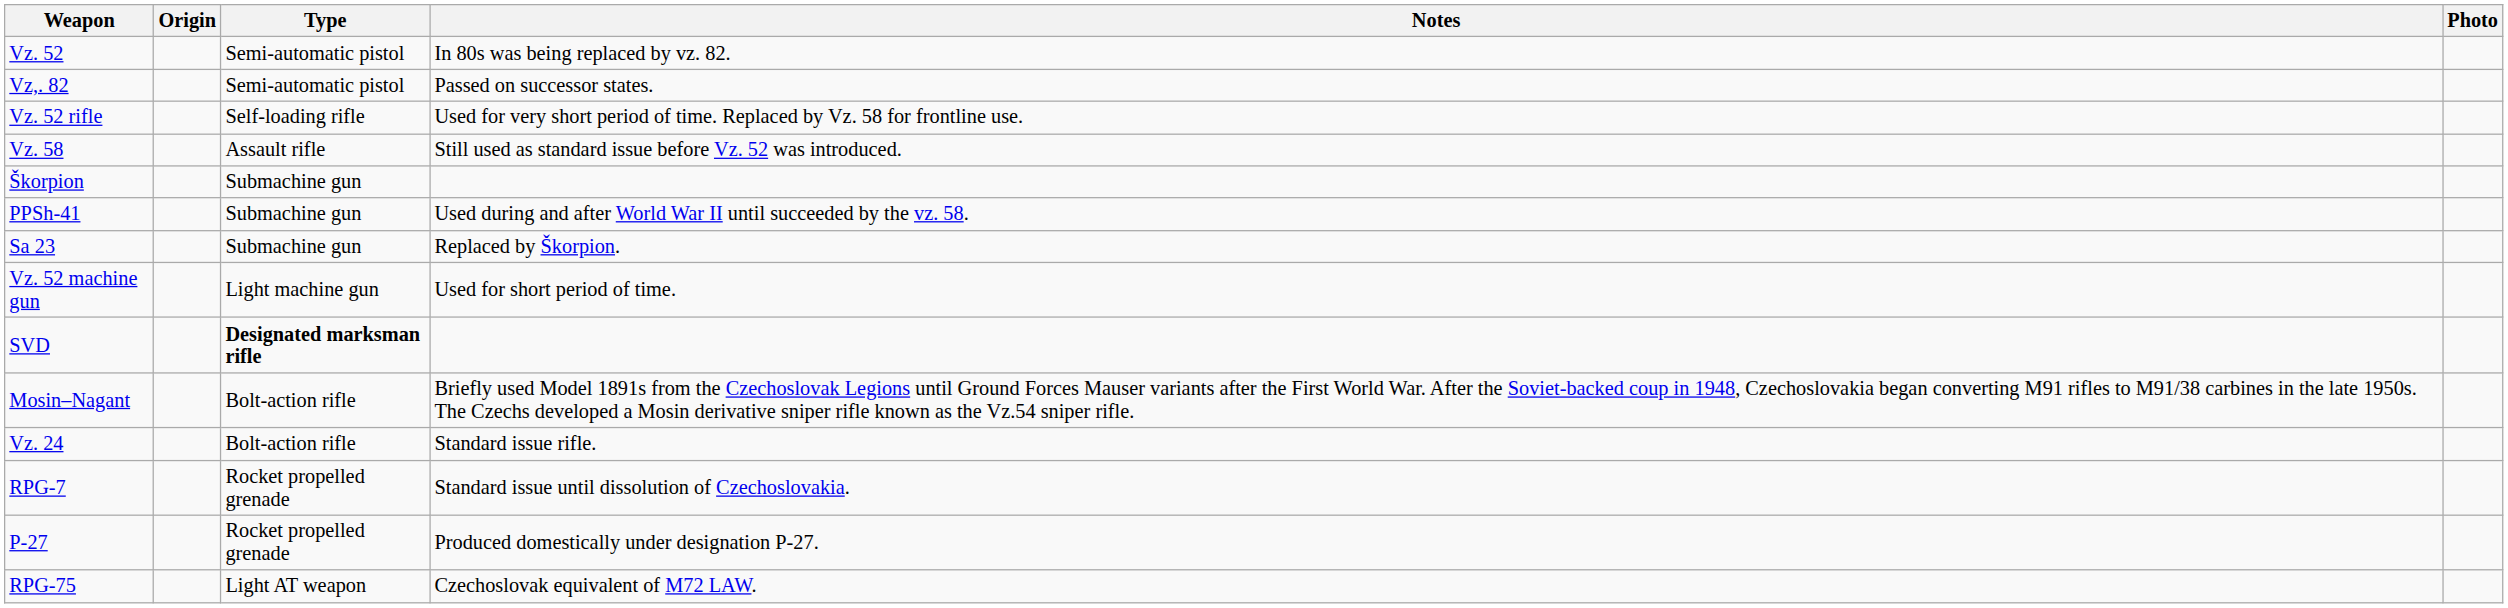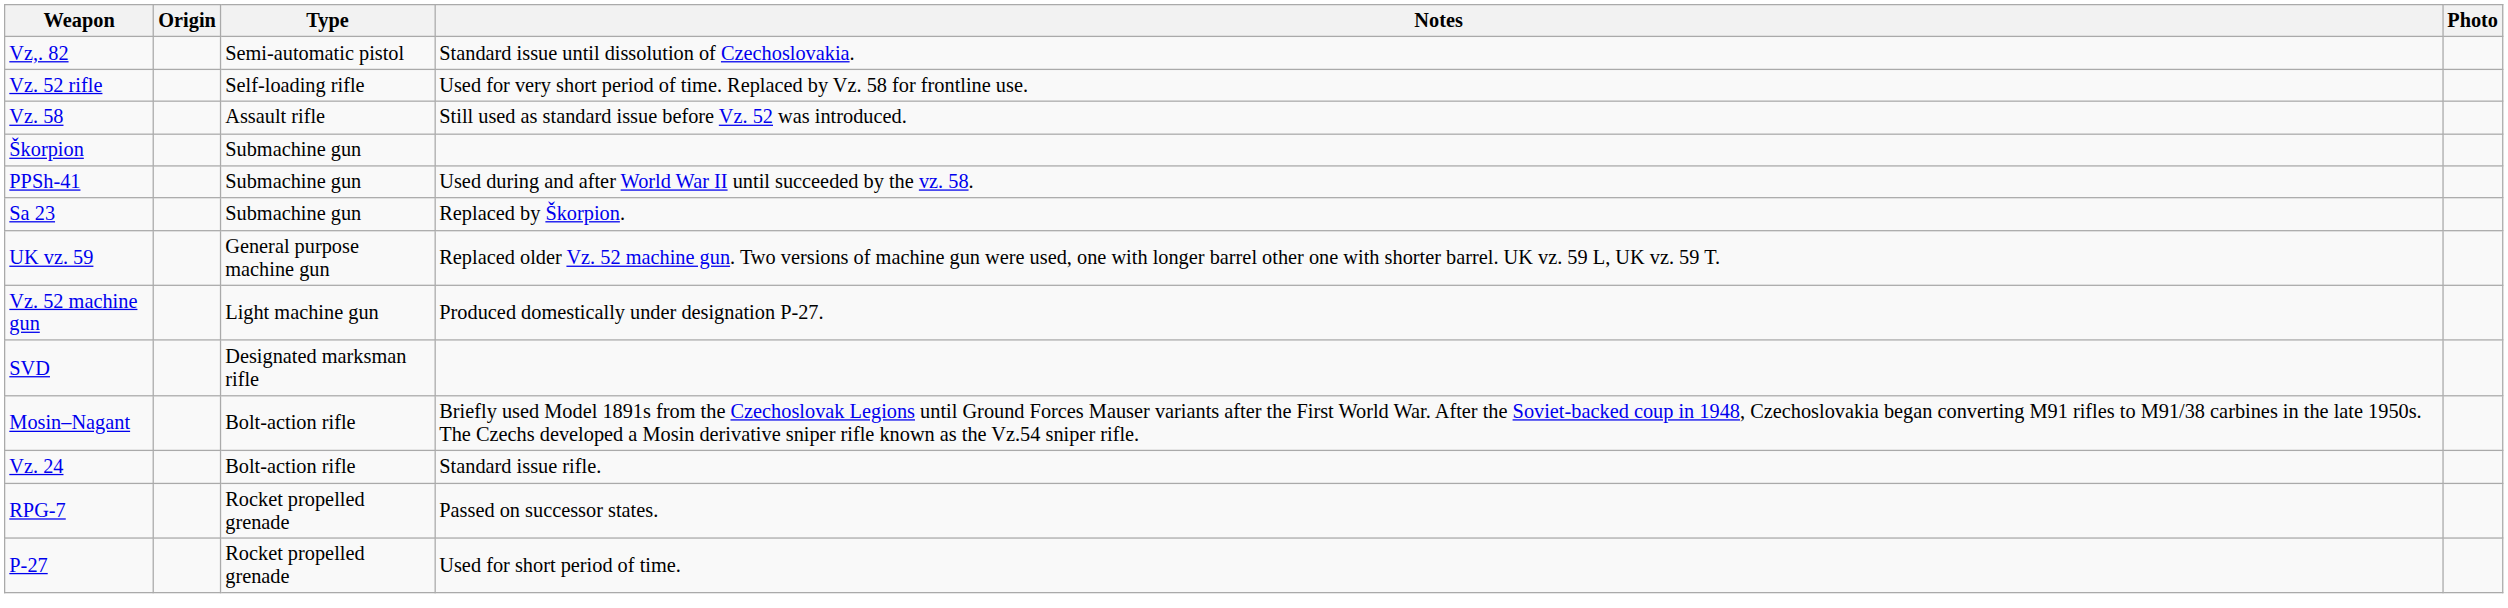- row: (36, 52)
(544, 85) Passed on successor states. -> (647, 52) Standard issue until dissolution of Czechoslovakia.
+ row: (51, 257)
(555, 289) Used for short period of time. -> (631, 312) Produced domestically under designation P-27.
(323, 344) bold -> (316, 367) normal
(642, 487) Standard issue until dissolution of Czechoslovakia. -> (549, 510) Passed on successor states.
(627, 542) Produced domestically under designation P-27. -> (560, 565) Used for short period of time.
- row: (43, 586)
